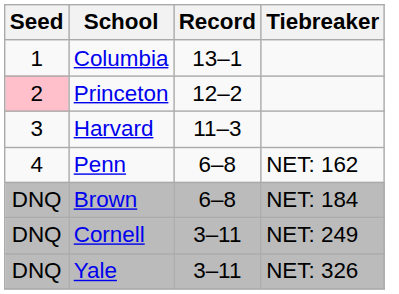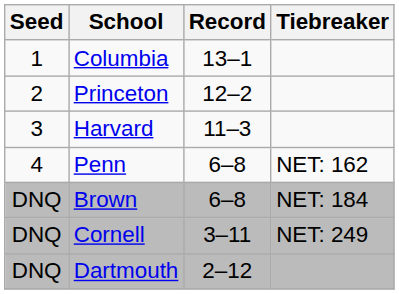(37, 93) pink background -> (37, 93) no background
- row: (95, 270)
+ row: (126, 270)
